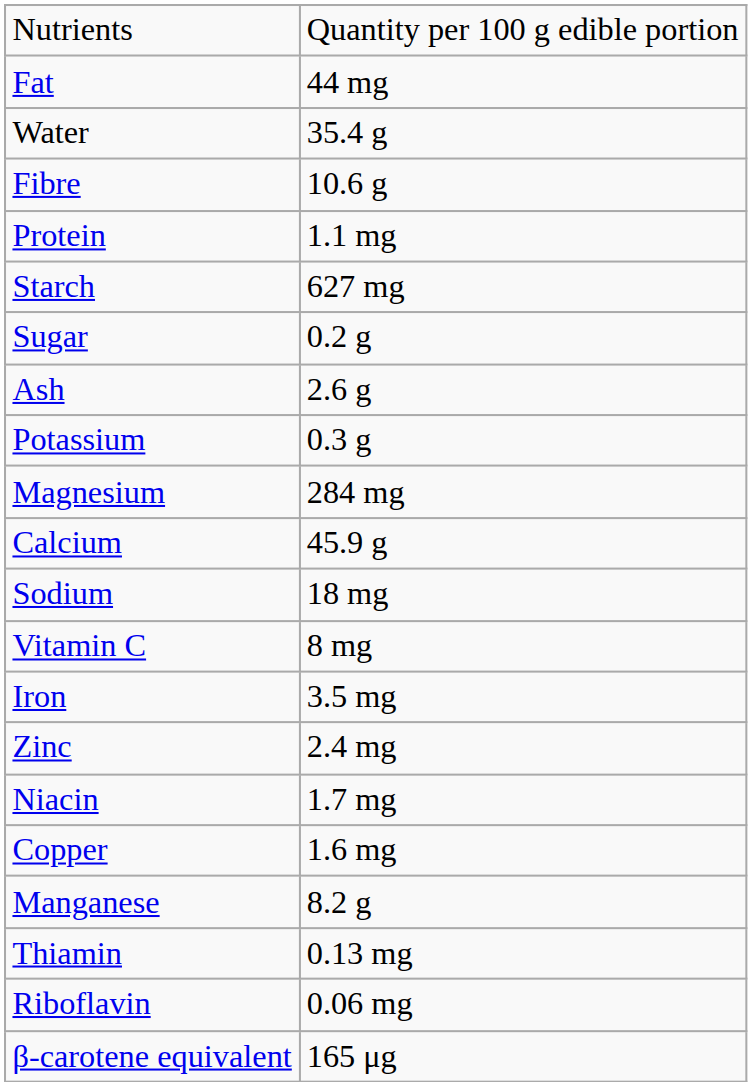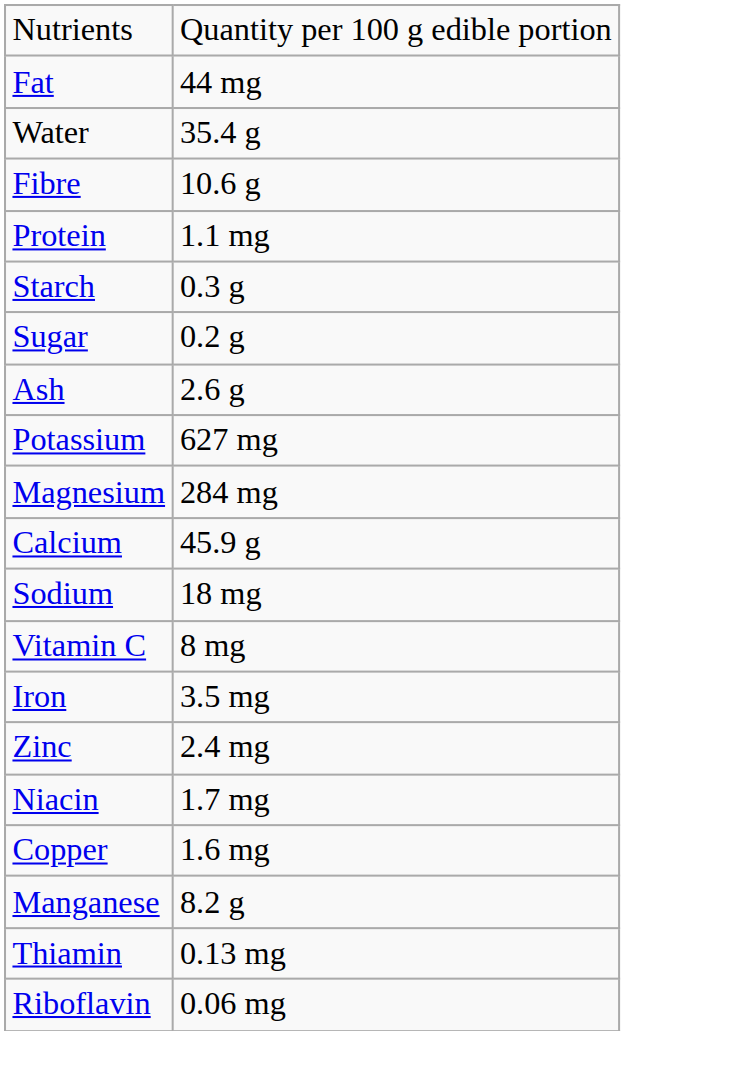(356, 286) 627 mg -> (212, 286) 0.3 g
(339, 440) 0.3 g -> (229, 440) 627 mg
- row: (152, 1055)
